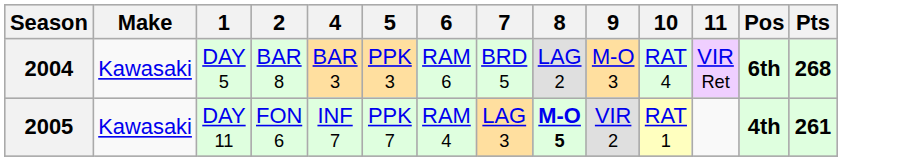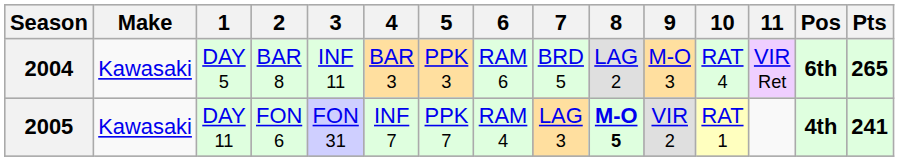+ column: (336, 22)
(813, 68) 268 -> (870, 68) 265
(813, 127) 261 -> (870, 127) 241
